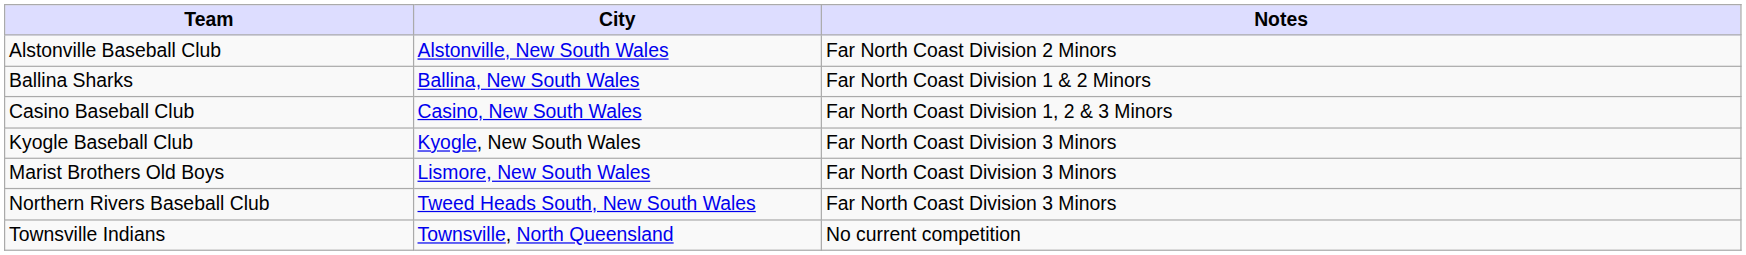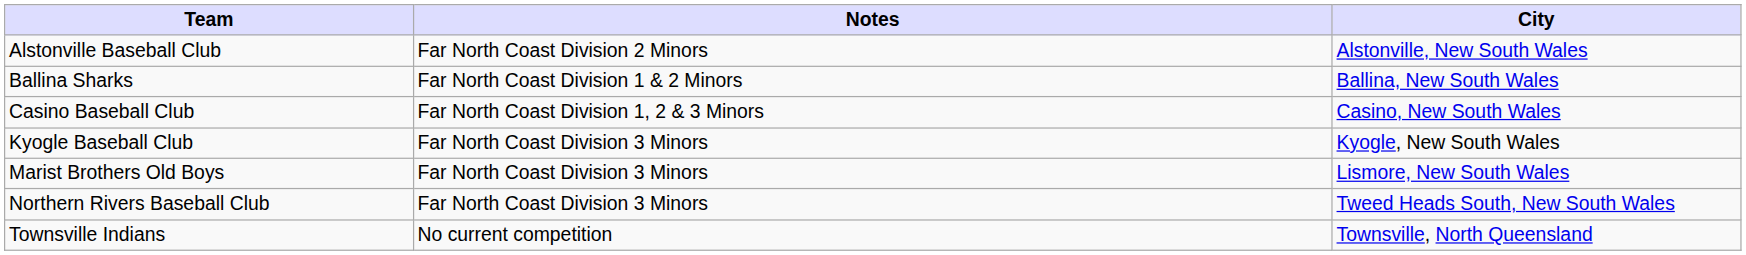columns swapped: (617, 19) <-> (1281, 19)
